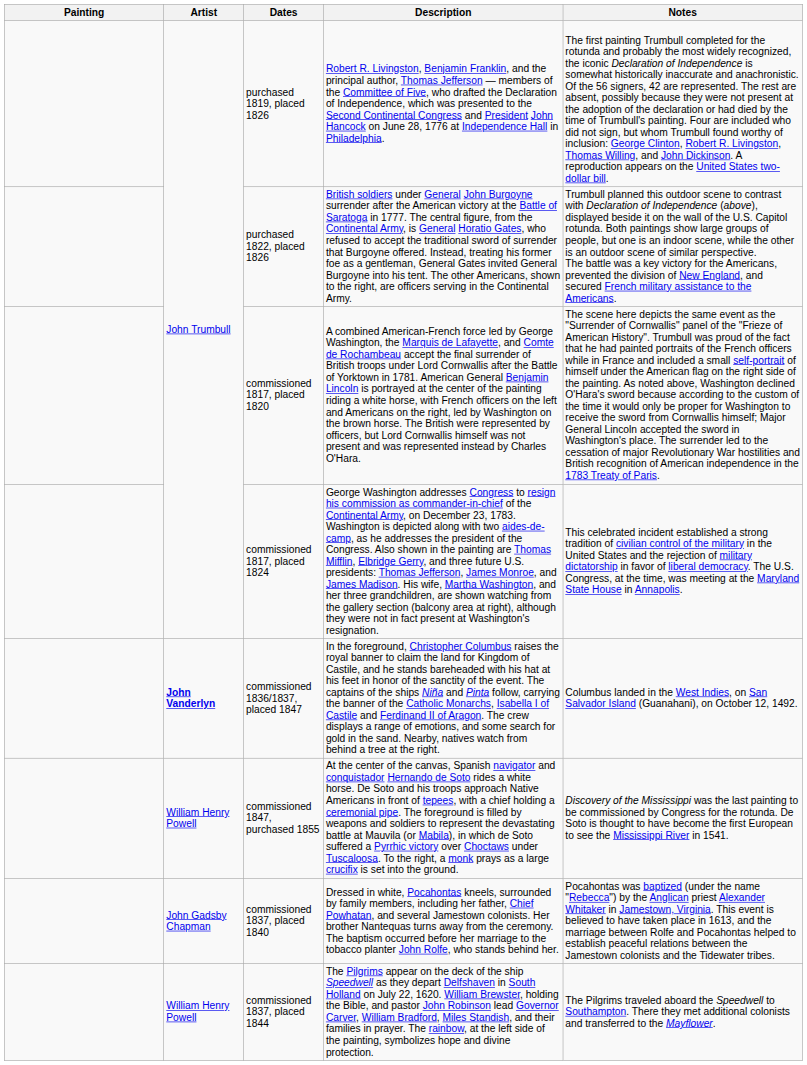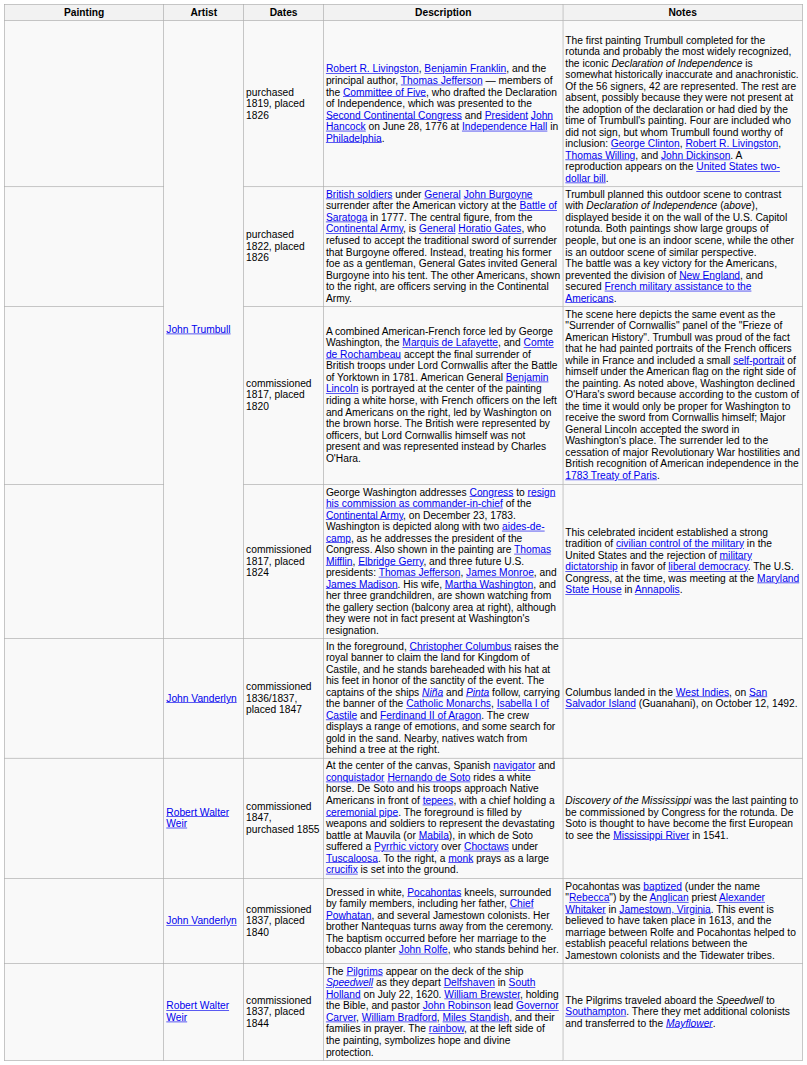(191, 698) bold -> (201, 698) normal
(198, 818) William Henry Powell -> (198, 818) Robert Walter Weir
(196, 921) John Gadsby Chapman -> (201, 921) John Vanderlyn
(198, 1012) William Henry Powell -> (198, 1012) Robert Walter Weir
